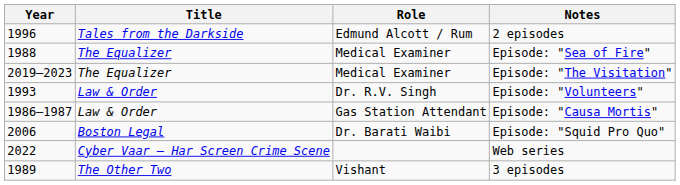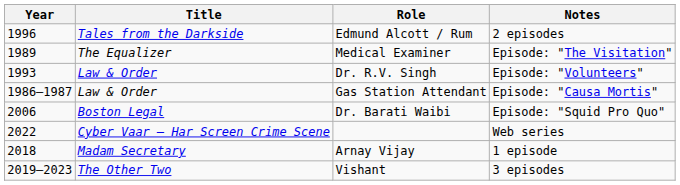- row: (572, 53)
(40, 73) 2019–2023 -> (22, 53) 1989
+ row: (525, 151)
(22, 170) 1989 -> (40, 170) 2019–2023
